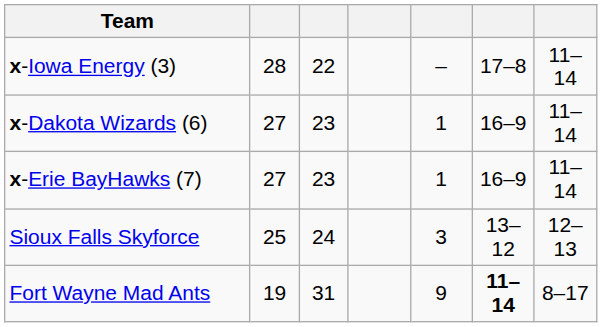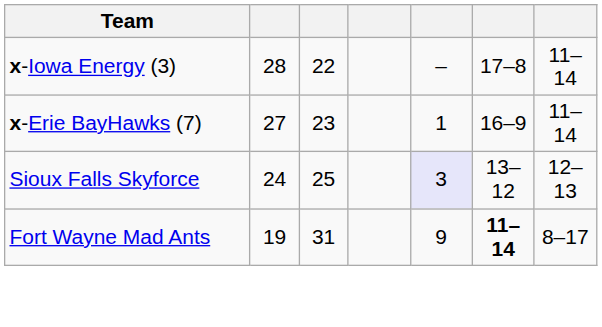- row: (108, 122)
(275, 236) 25 -> (275, 179) 24
(324, 236) 24 -> (324, 179) 25
(441, 236) no background -> (441, 179) lavender background
